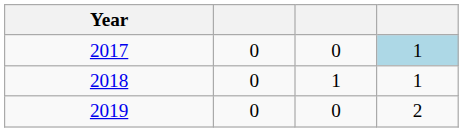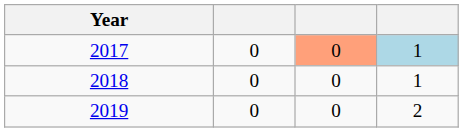(336, 50) no background -> (336, 50) lightsalmon background
(336, 80) 1 -> (336, 80) 0
